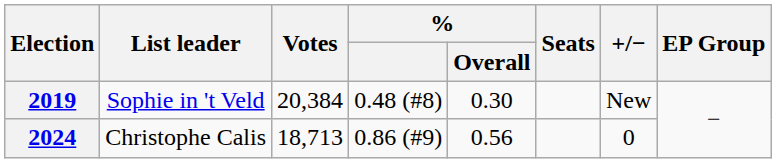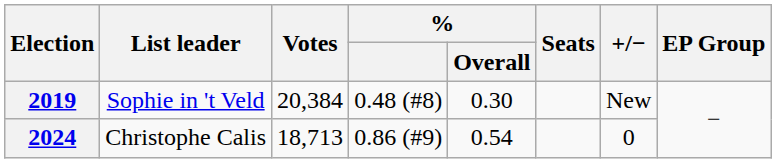(492, 137) 0.56 -> (492, 137) 0.54
